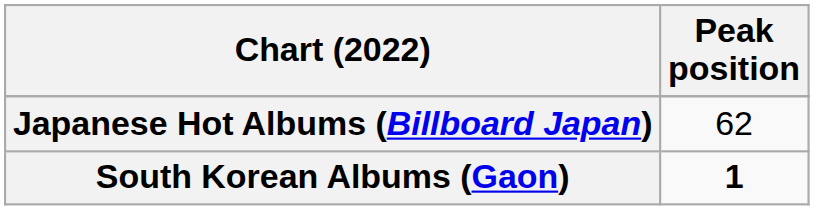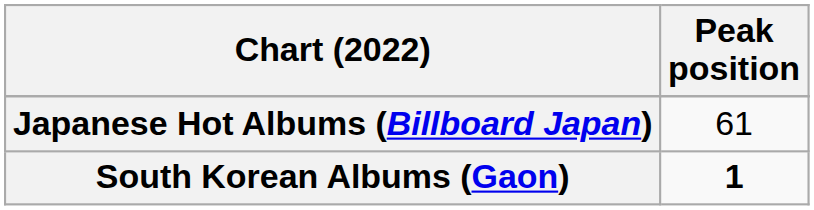(734, 123) 62 -> (734, 123) 61
